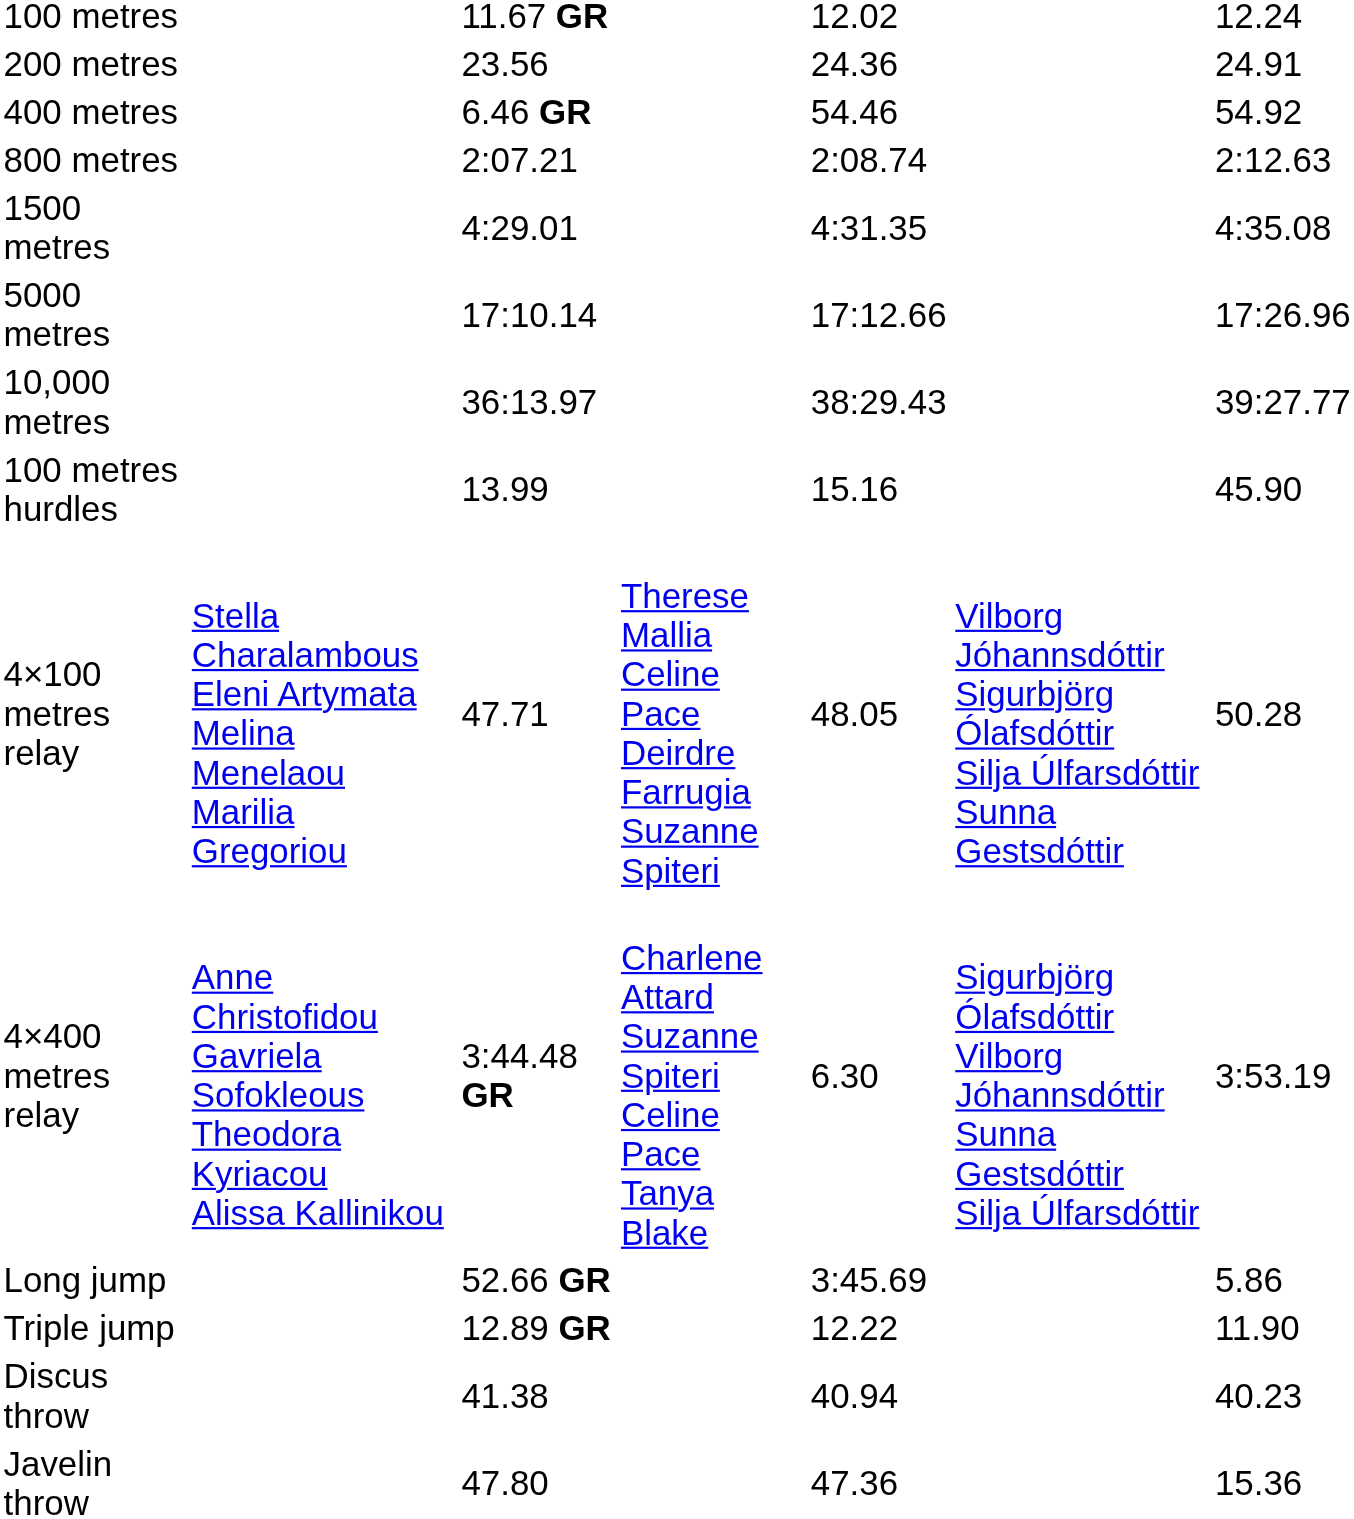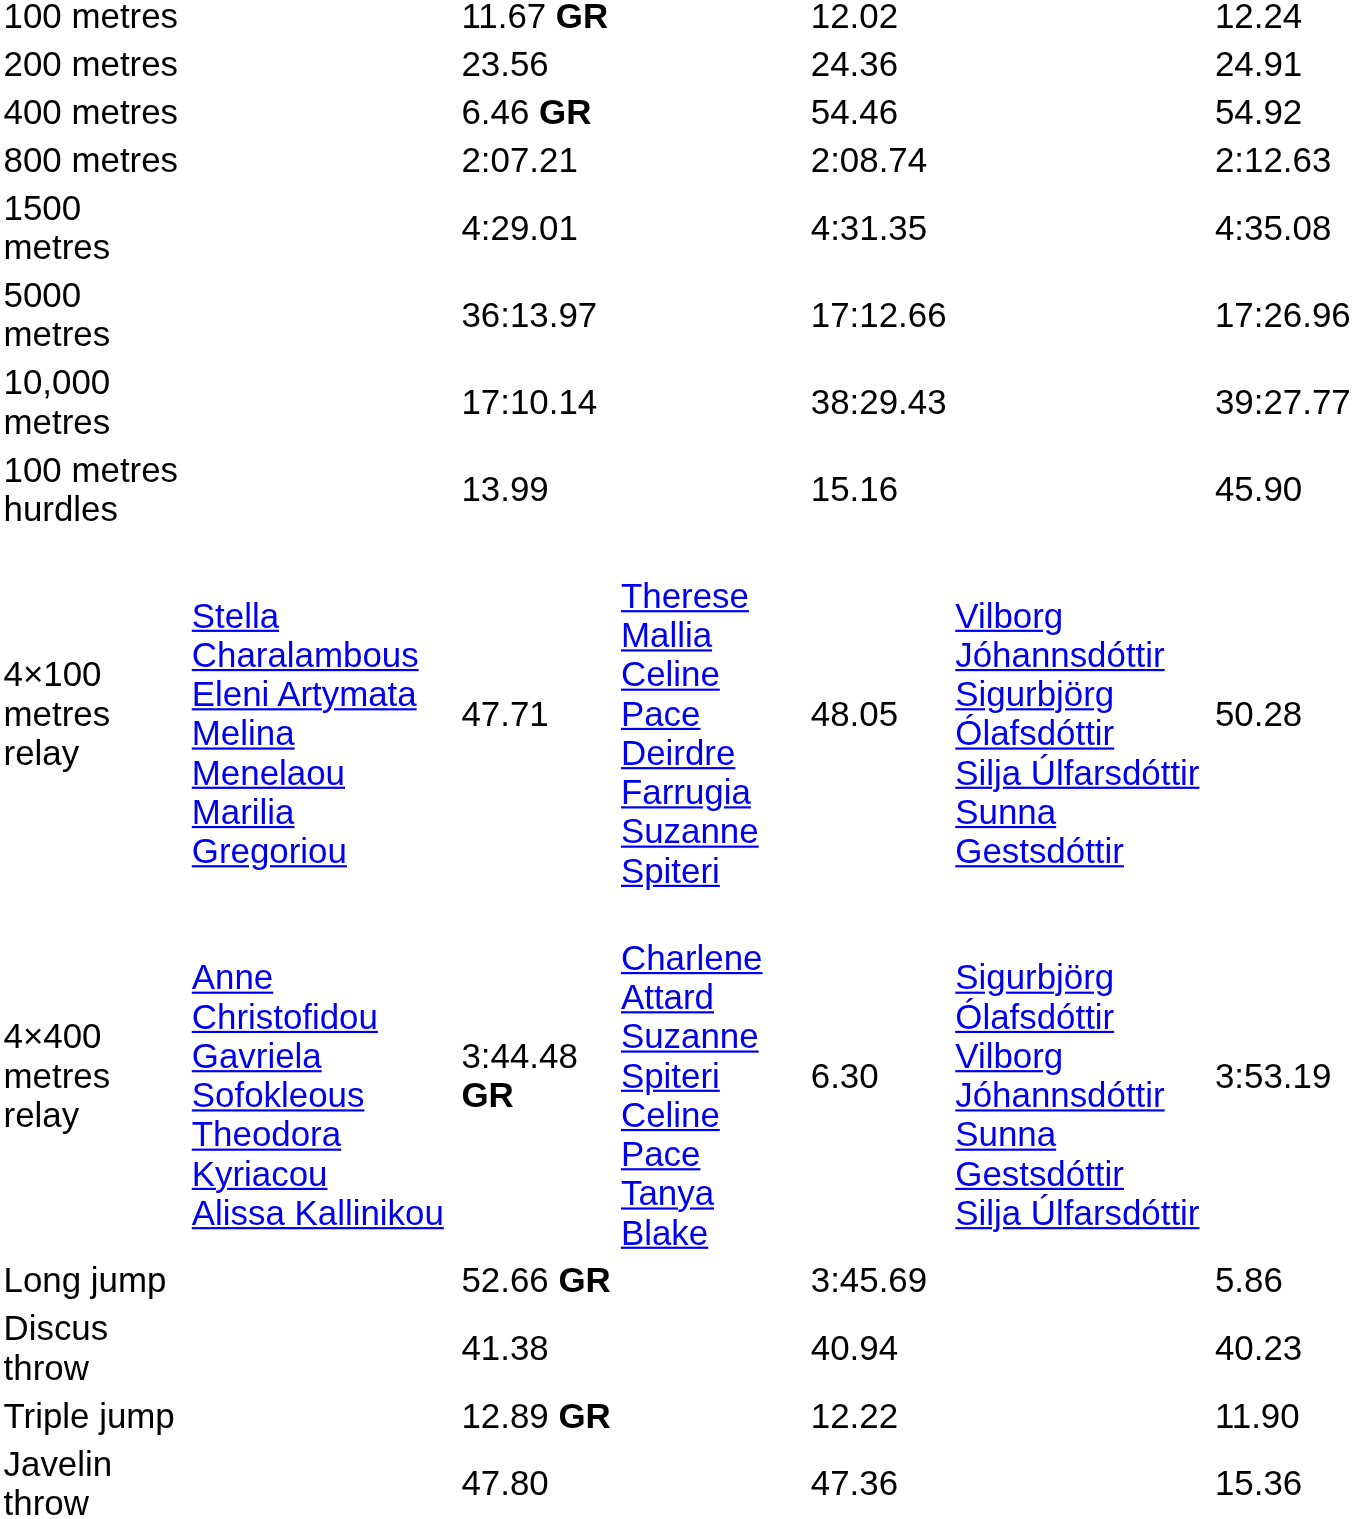(529, 315) 17:10.14 -> (529, 315) 36:13.97
(529, 402) 36:13.97 -> (529, 402) 17:10.14
rows swapped: (89, 1328) <-> (56, 1396)
